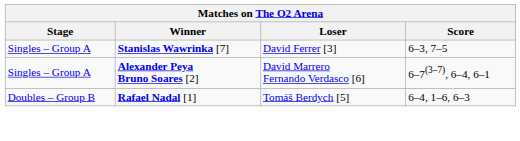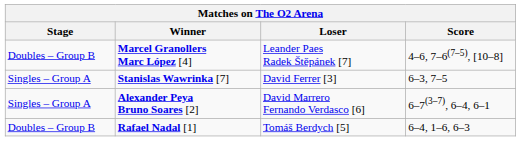+ row: (162, 55)
